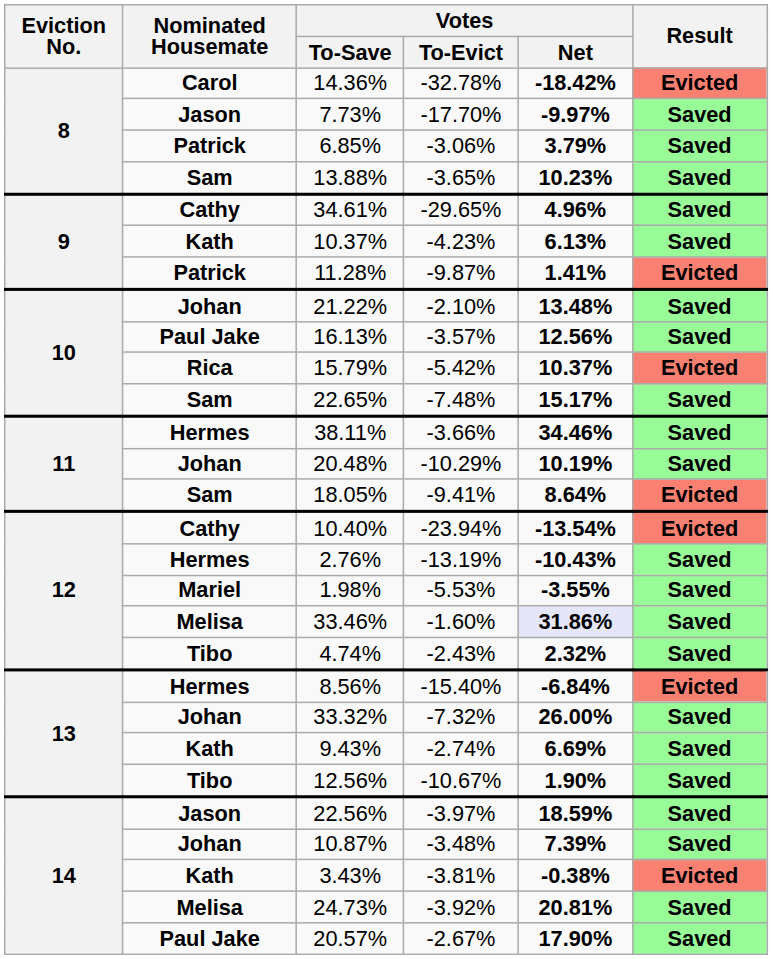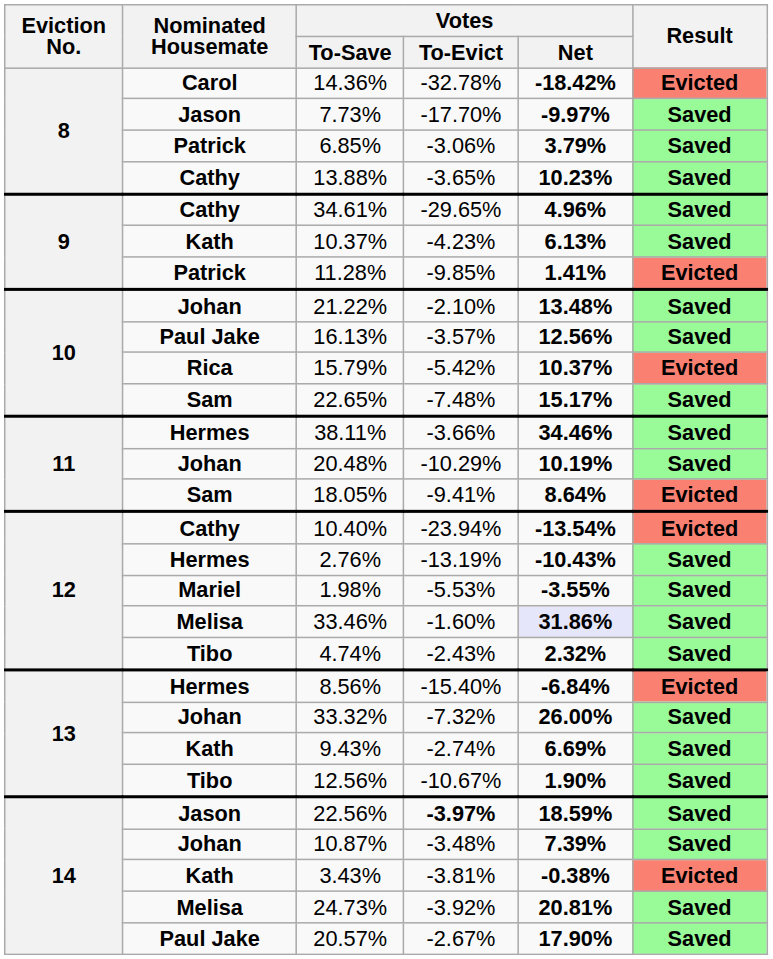(210, 177) Sam -> (210, 177) Cathy
(461, 273) -9.87% -> (461, 273) -9.85%
(461, 813) normal -> (461, 813) bold
